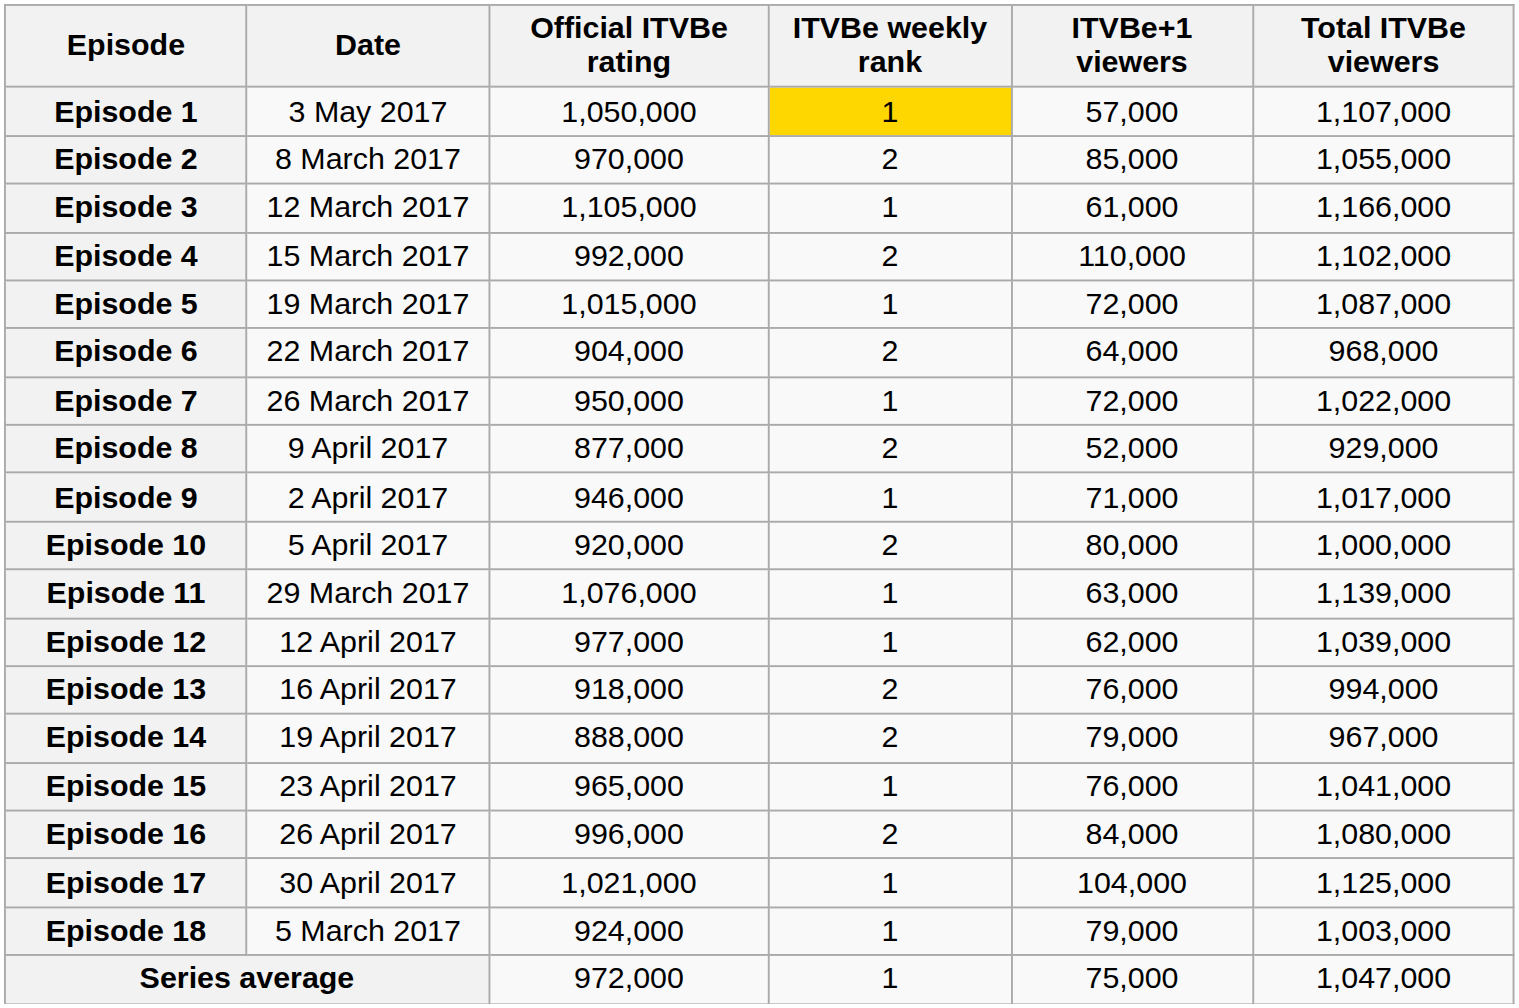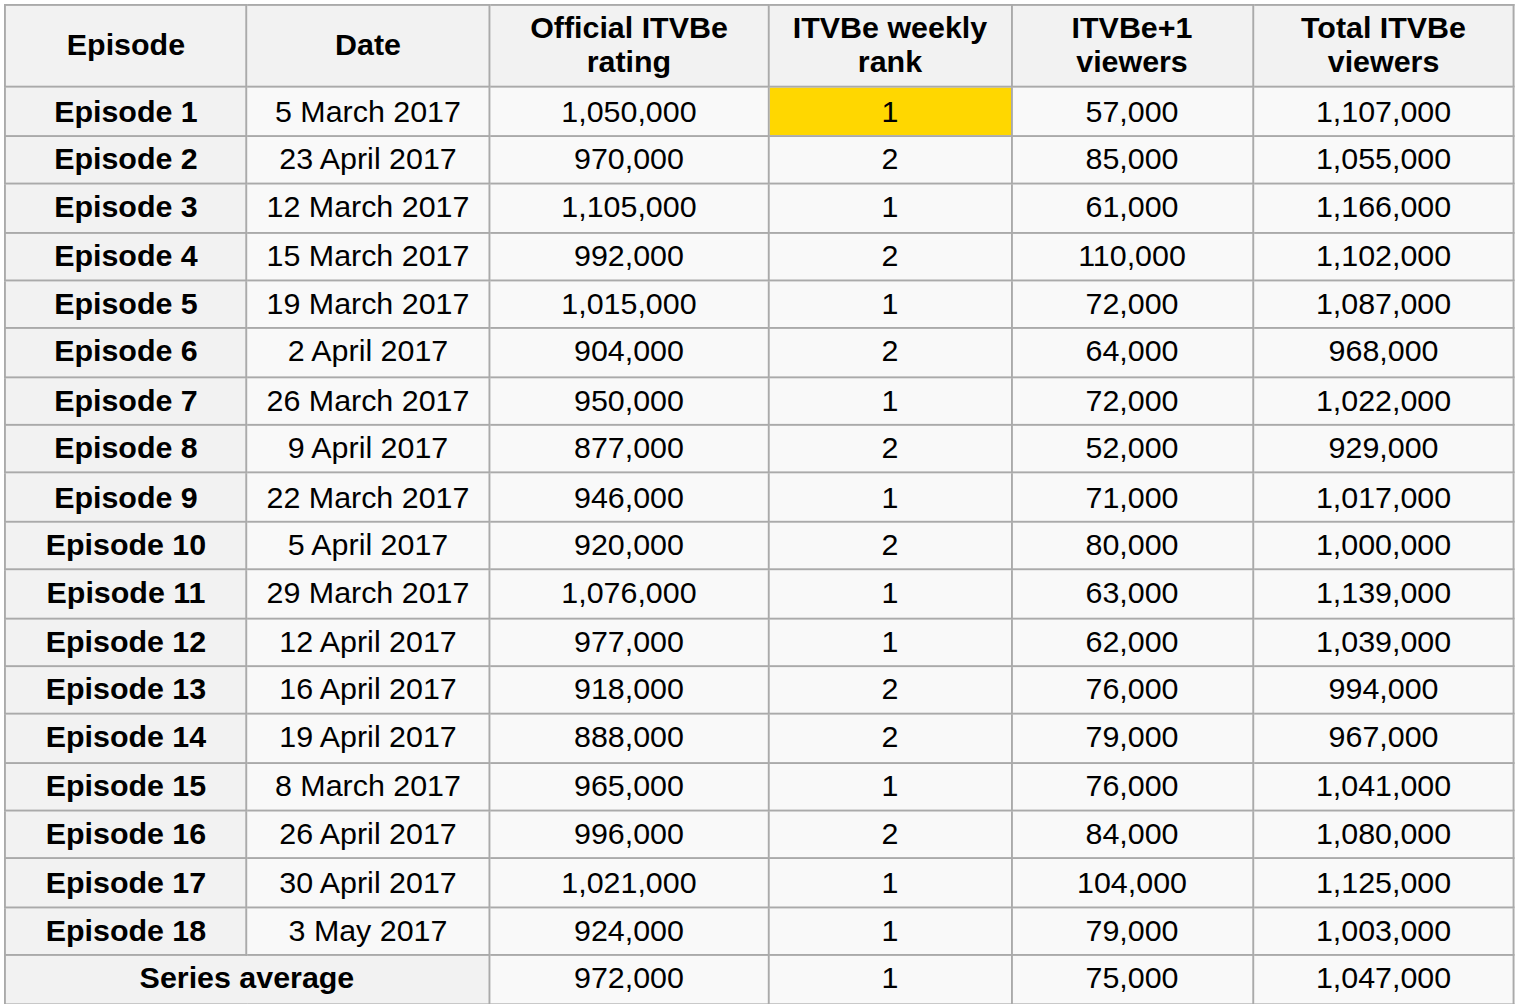(368, 111) 3 May 2017 -> (368, 111) 5 March 2017
(368, 159) 8 March 2017 -> (368, 159) 23 April 2017
(368, 352) 22 March 2017 -> (368, 352) 2 April 2017
(368, 496) 2 April 2017 -> (368, 496) 22 March 2017
(368, 785) 23 April 2017 -> (368, 785) 8 March 2017
(368, 930) 5 March 2017 -> (368, 930) 3 May 2017
